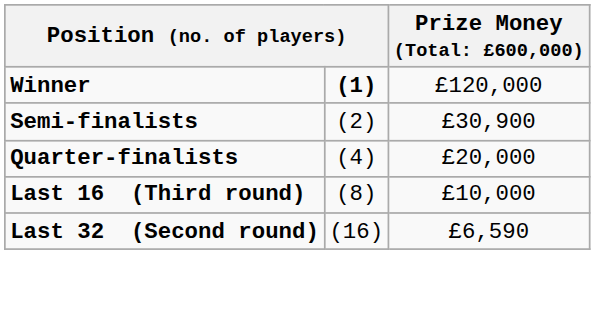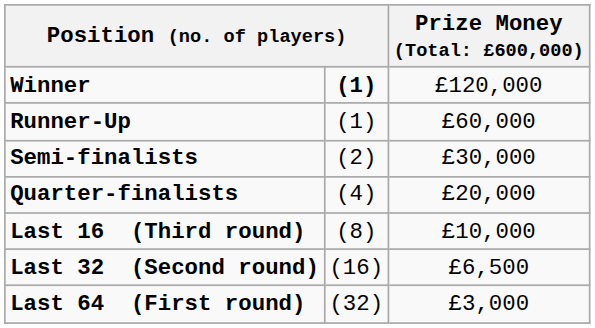+ row: (71, 122)
(489, 122) £30,900 -> (489, 158) £30,000
(489, 231) £6,590 -> (489, 268) £6,500
+ row: (158, 304)
